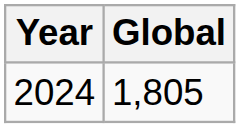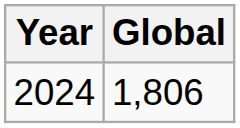(158, 91) 1,805 -> (158, 91) 1,806
